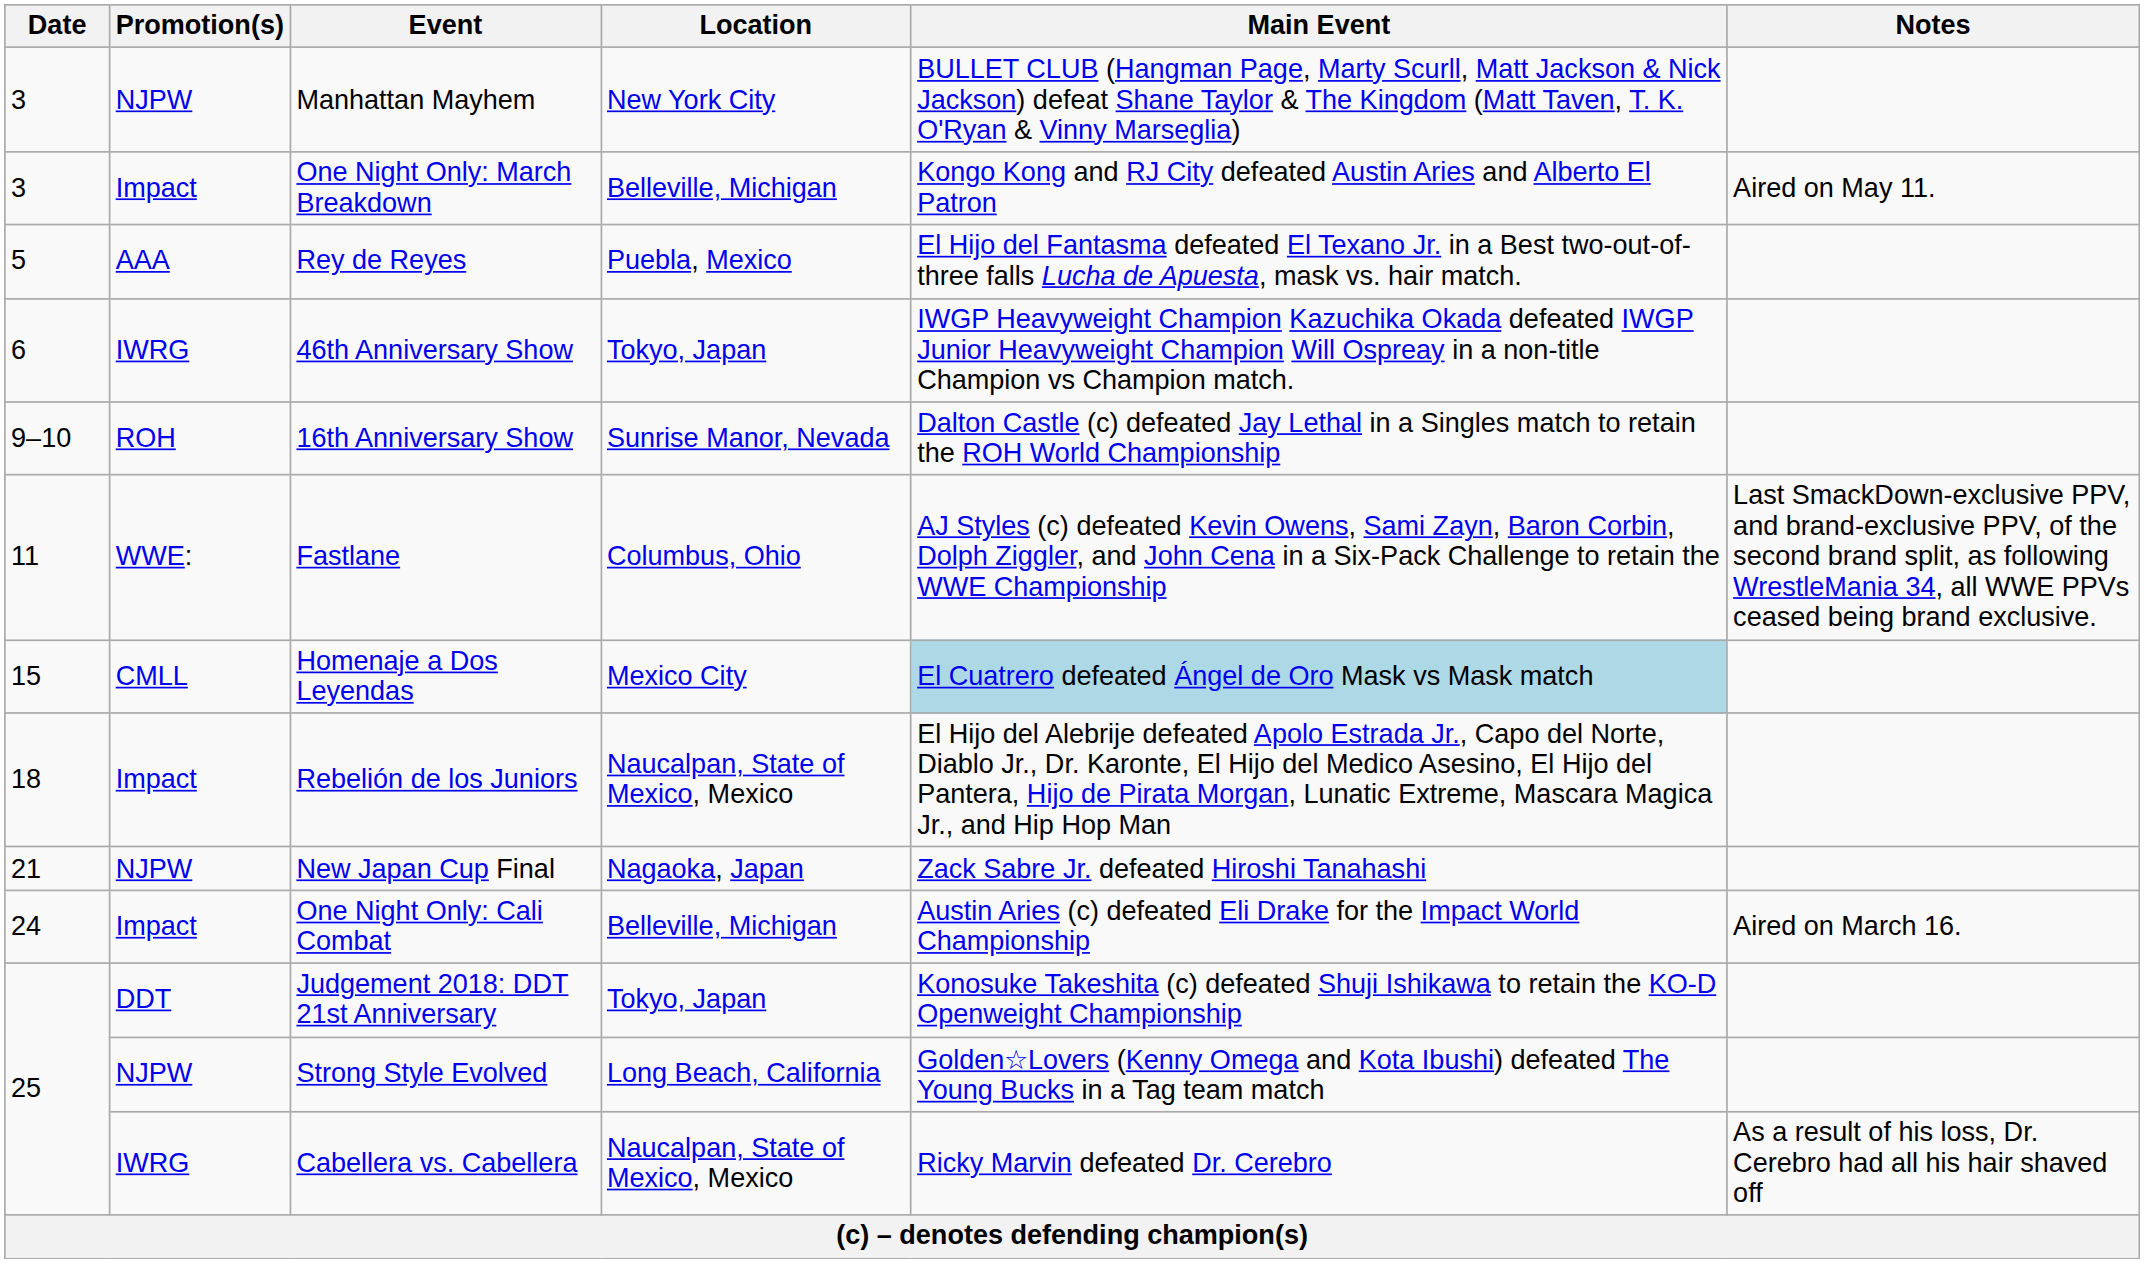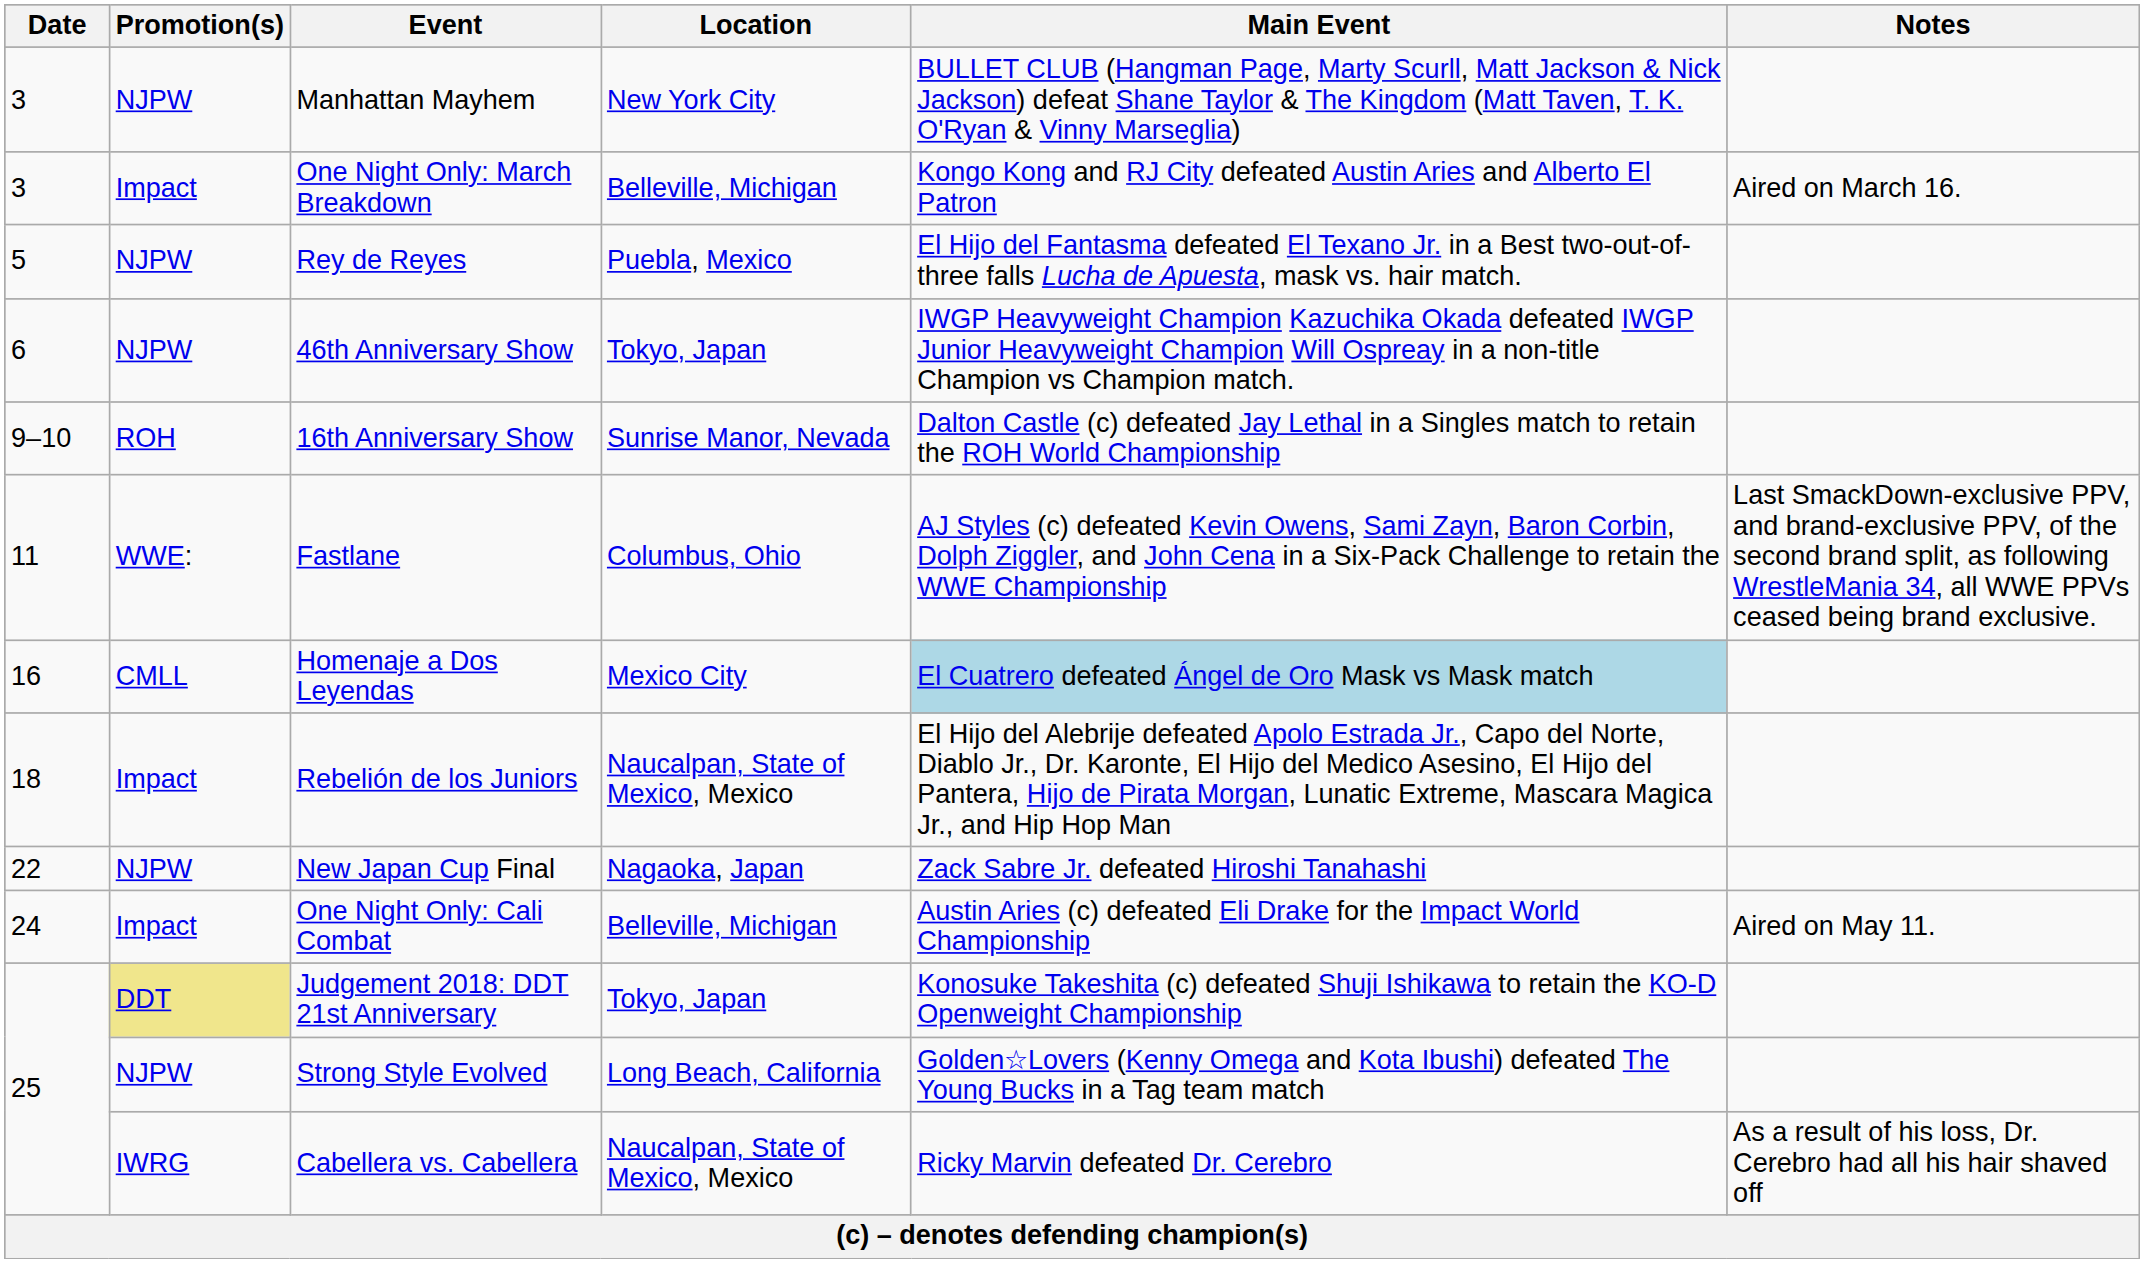(1834, 187) Aired on May 11. -> (1847, 187) Aired on March 16.
(143, 261) AAA -> (154, 261) NJPW
(152, 349) IWRG -> (154, 349) NJPW
(26, 675) 15 -> (26, 675) 16
(26, 868) 21 -> (26, 868) 22
(1847, 926) Aired on March 16. -> (1834, 926) Aired on May 11.
(143, 999) no background -> (143, 999) khaki background
